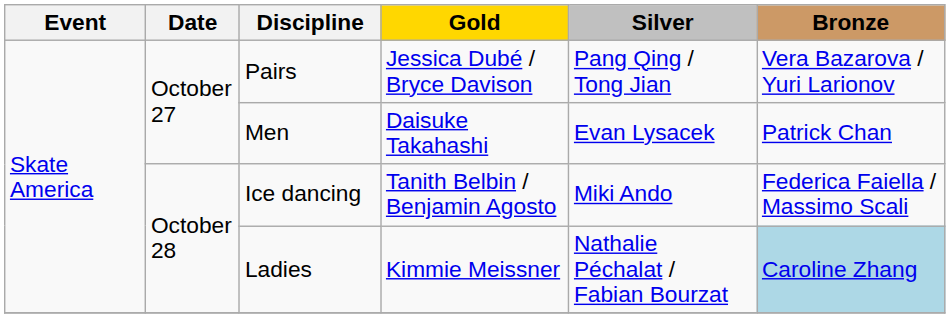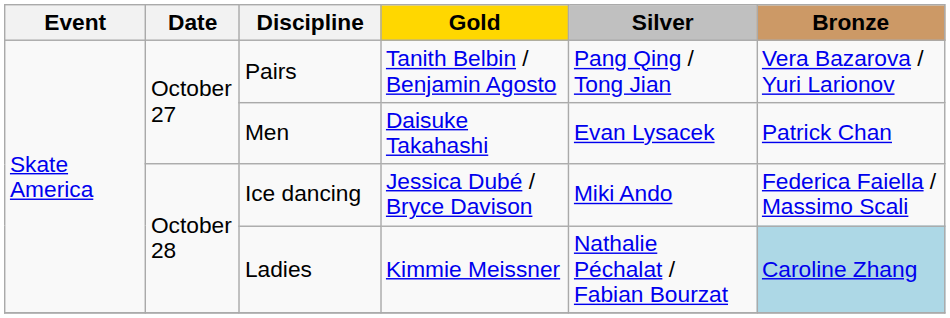(460, 71) Jessica Dubé / Bryce Davison -> (471, 71) Tanith Belbin / Benjamin Agosto
(471, 194) Tanith Belbin / Benjamin Agosto -> (460, 194) Jessica Dubé / Bryce Davison
